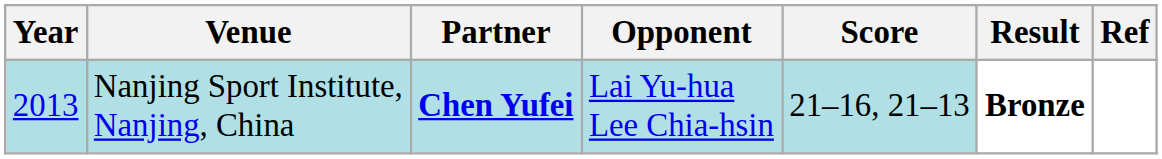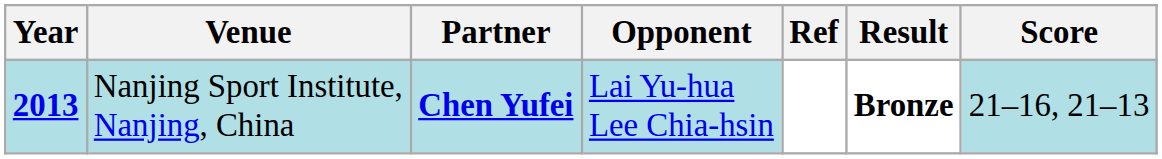columns swapped: (879, 31) <-> (1125, 31)
(46, 105) normal -> (46, 105) bold
